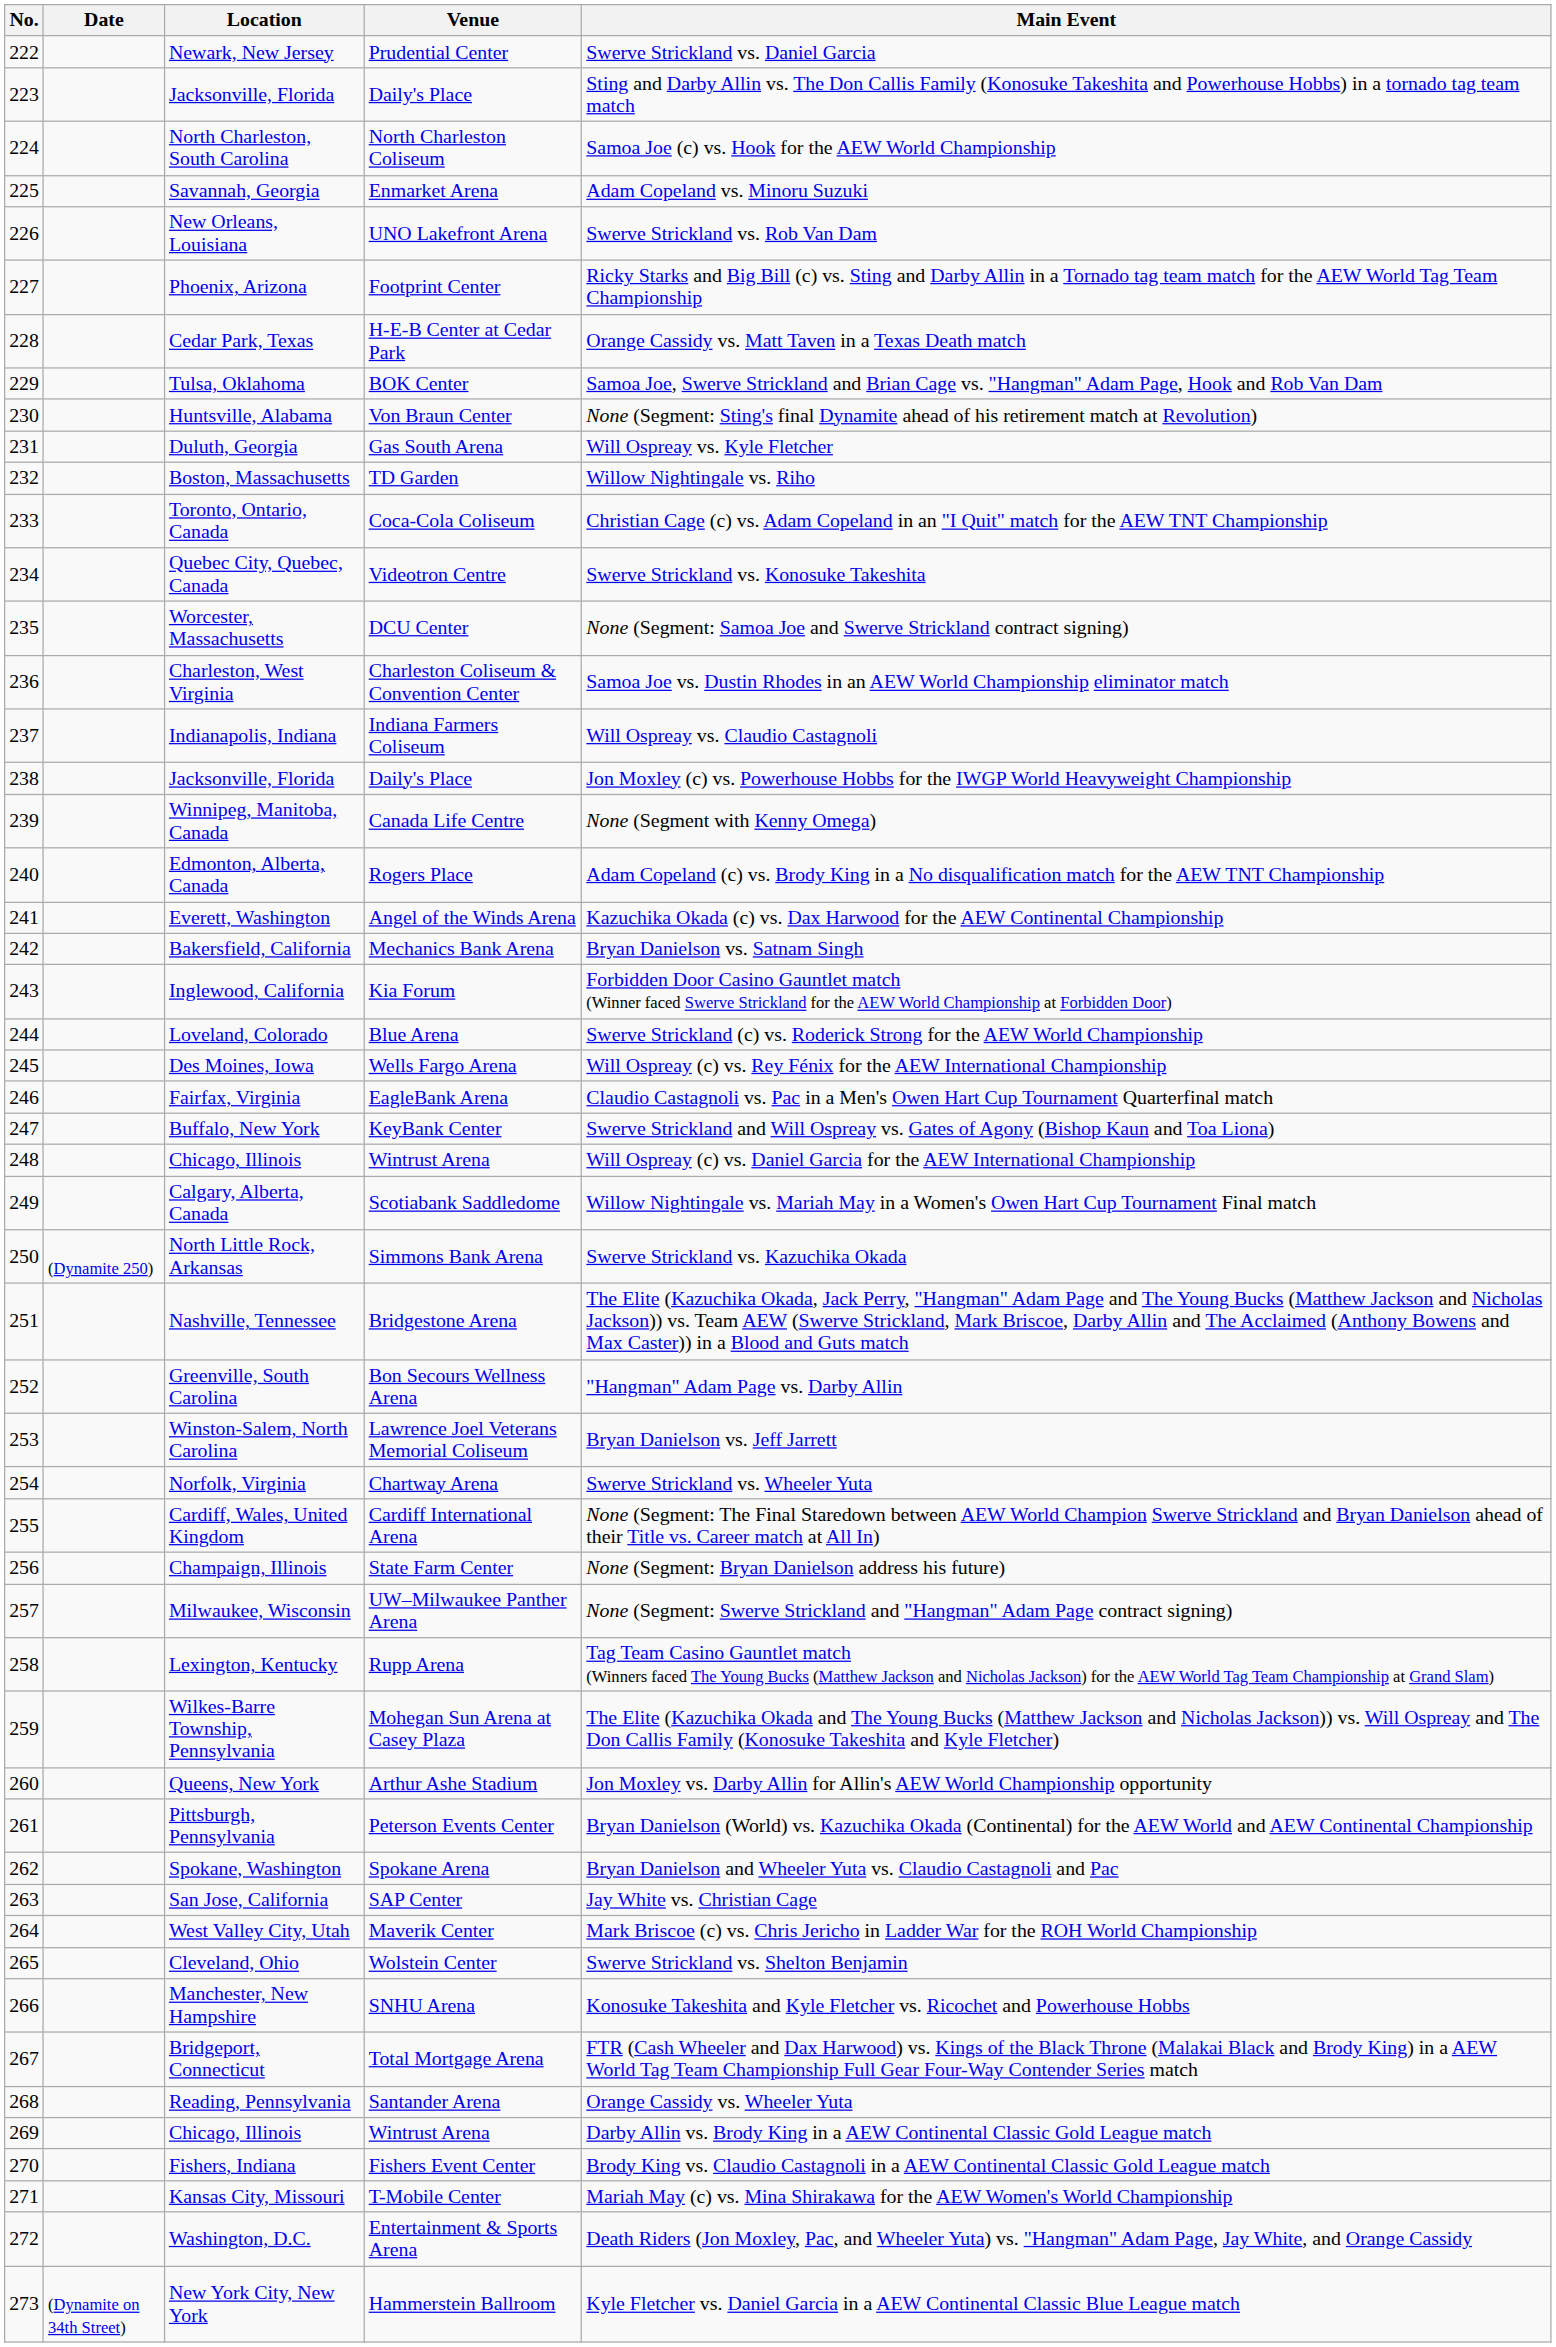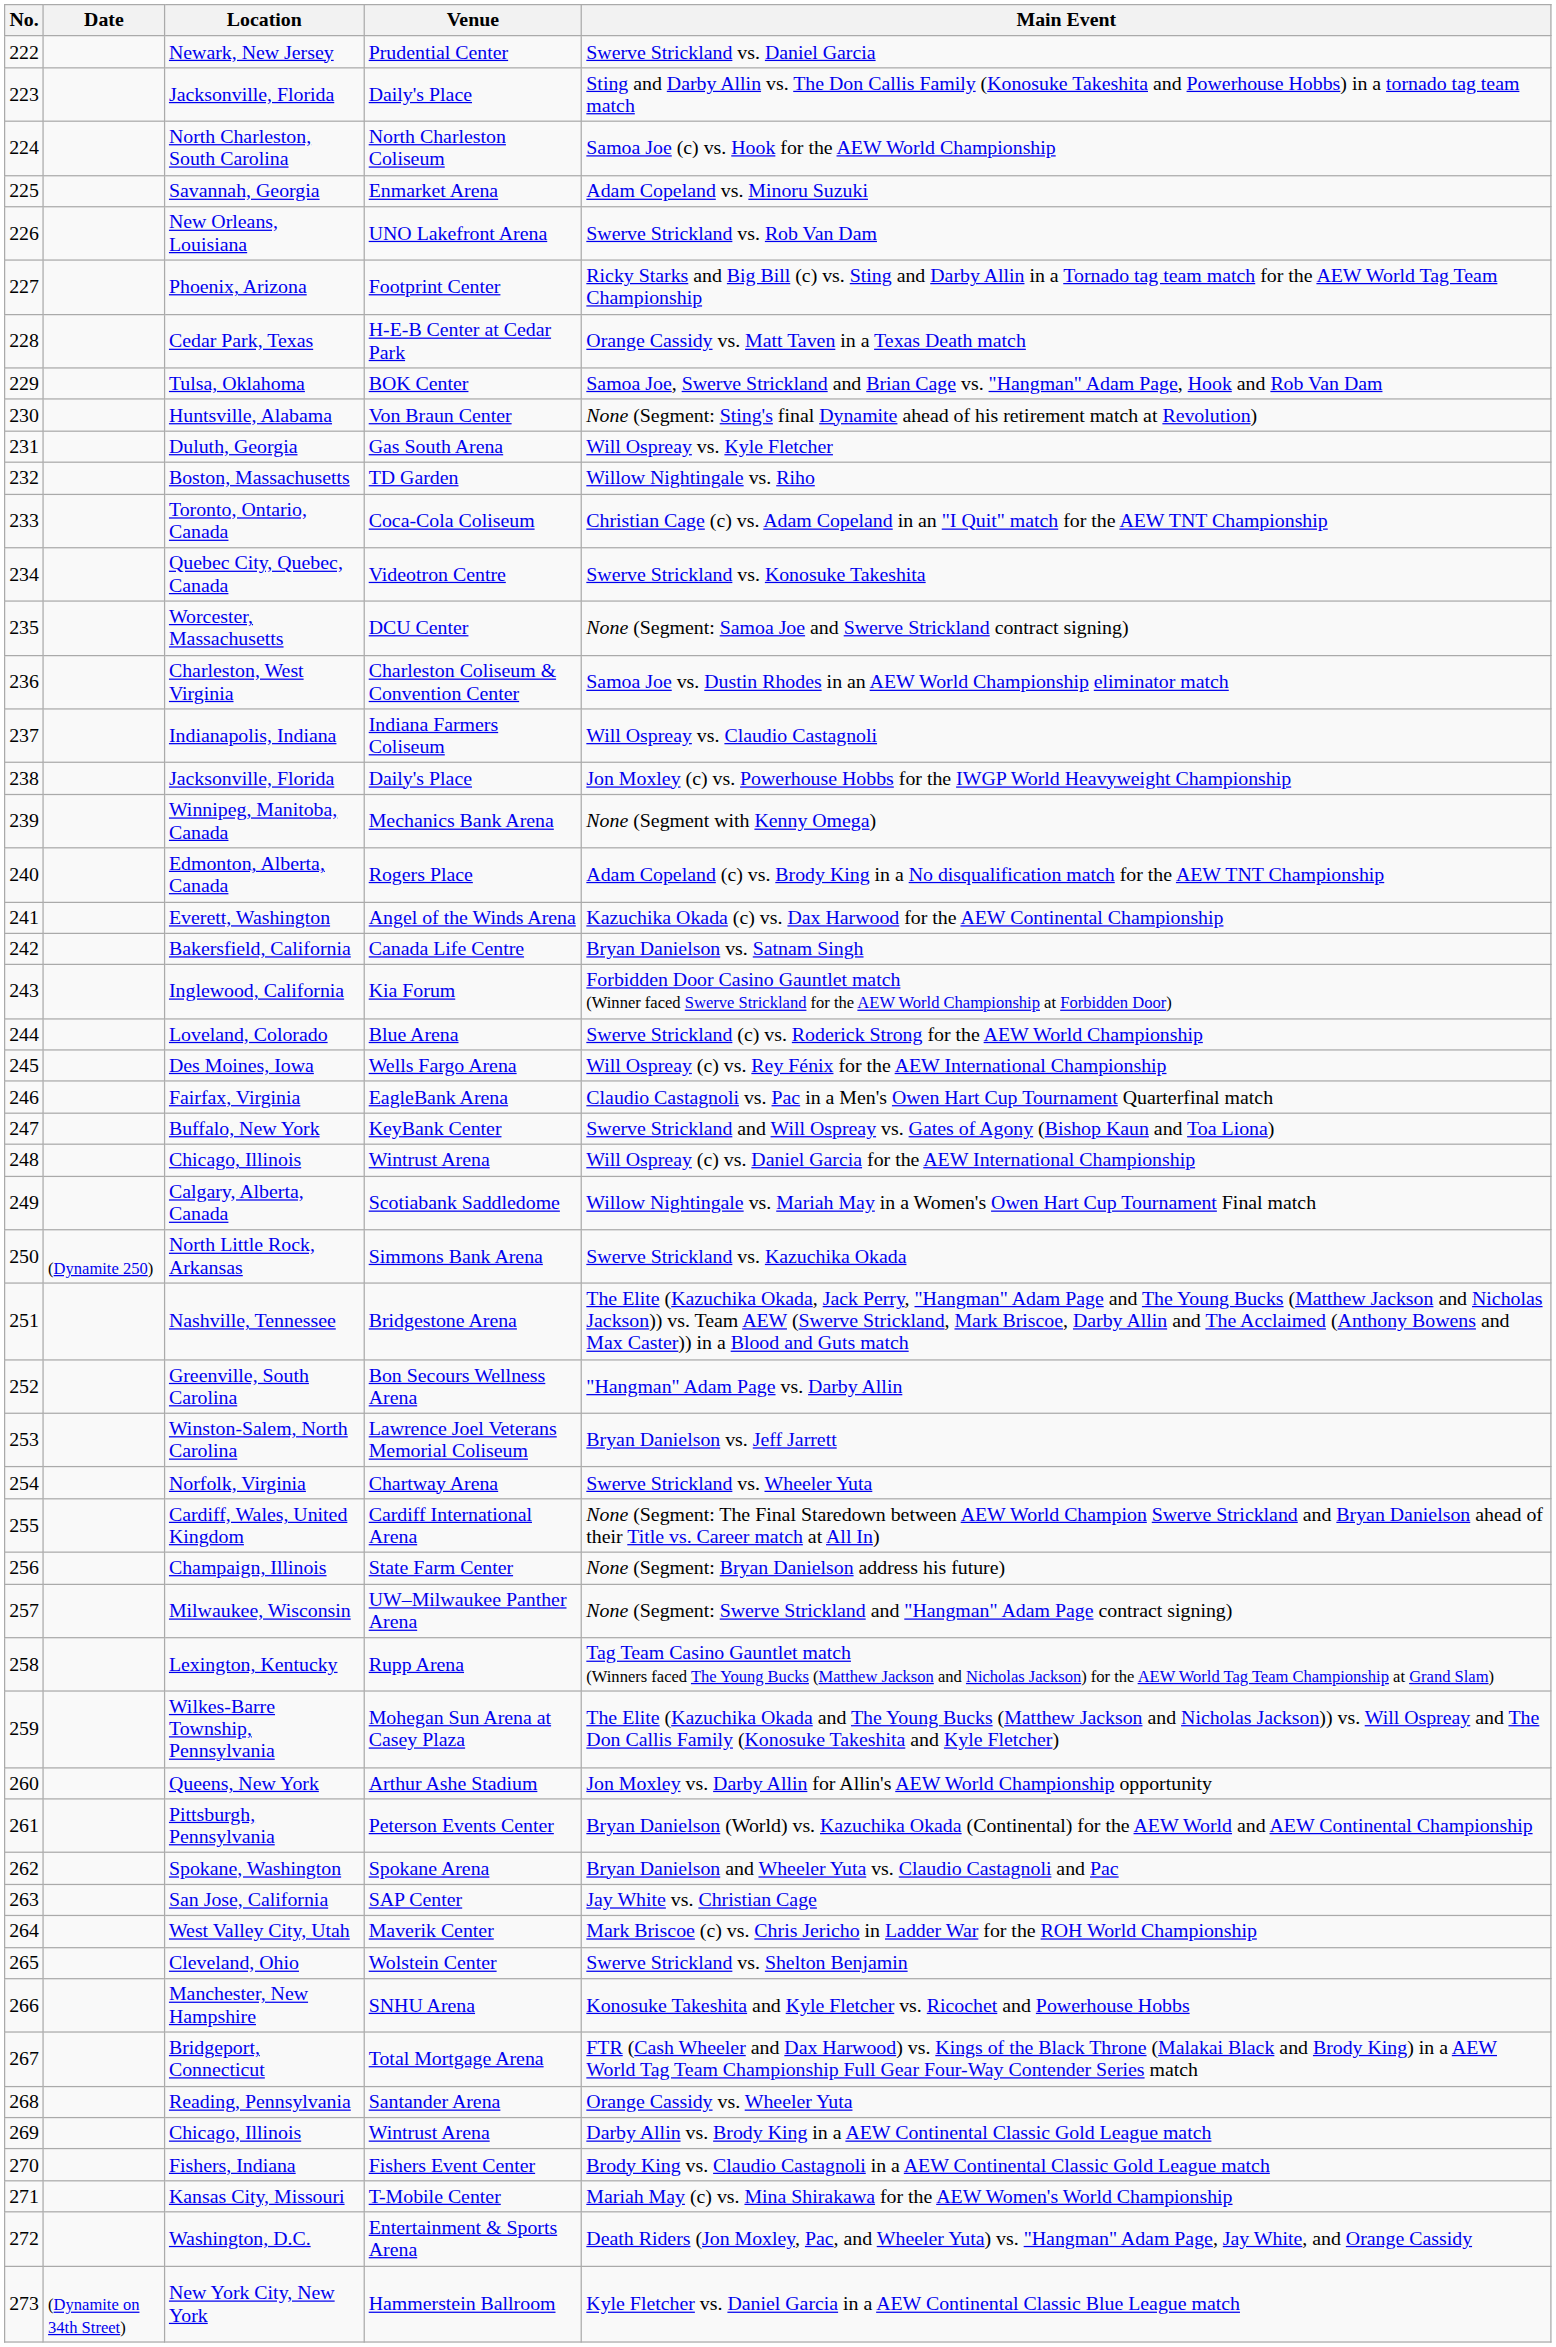(446, 820) Canada Life Centre -> (461, 820) Mechanics Bank Arena
(461, 948) Mechanics Bank Arena -> (446, 948) Canada Life Centre
